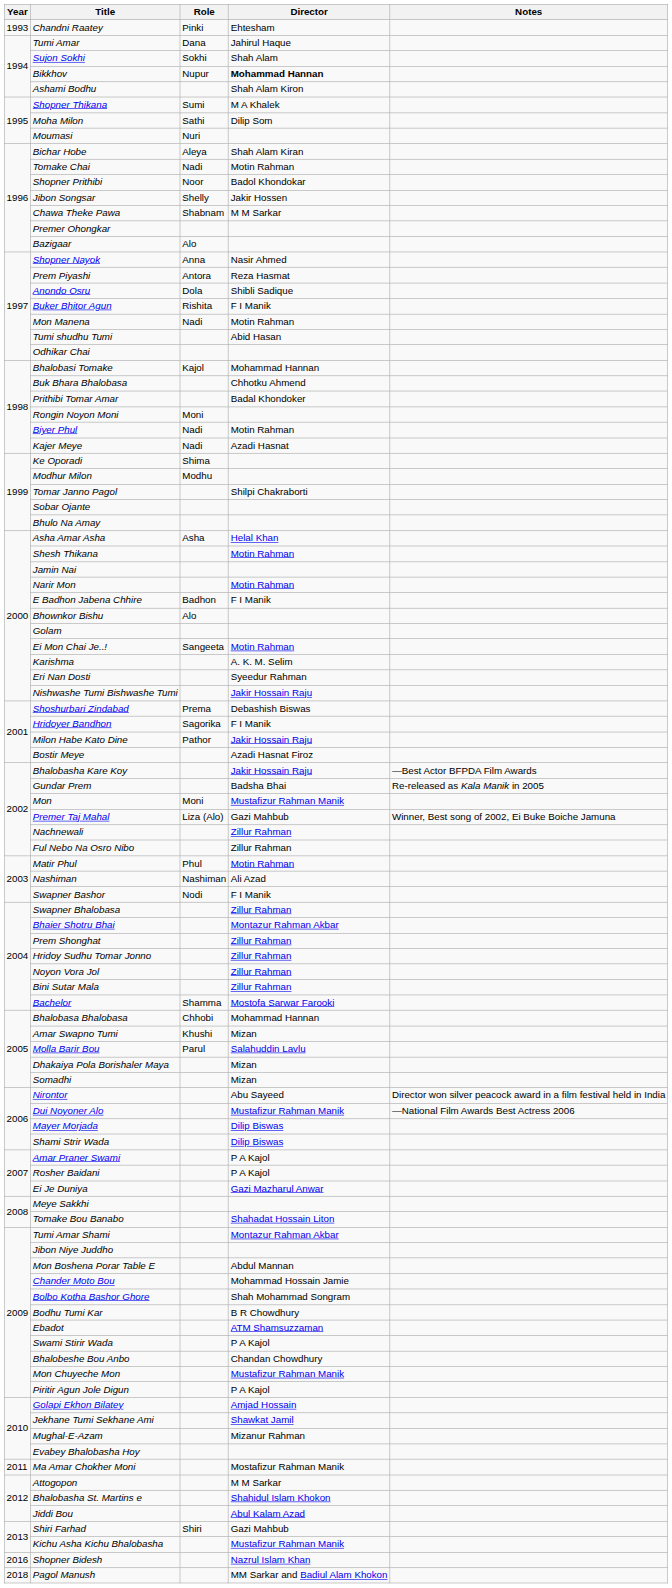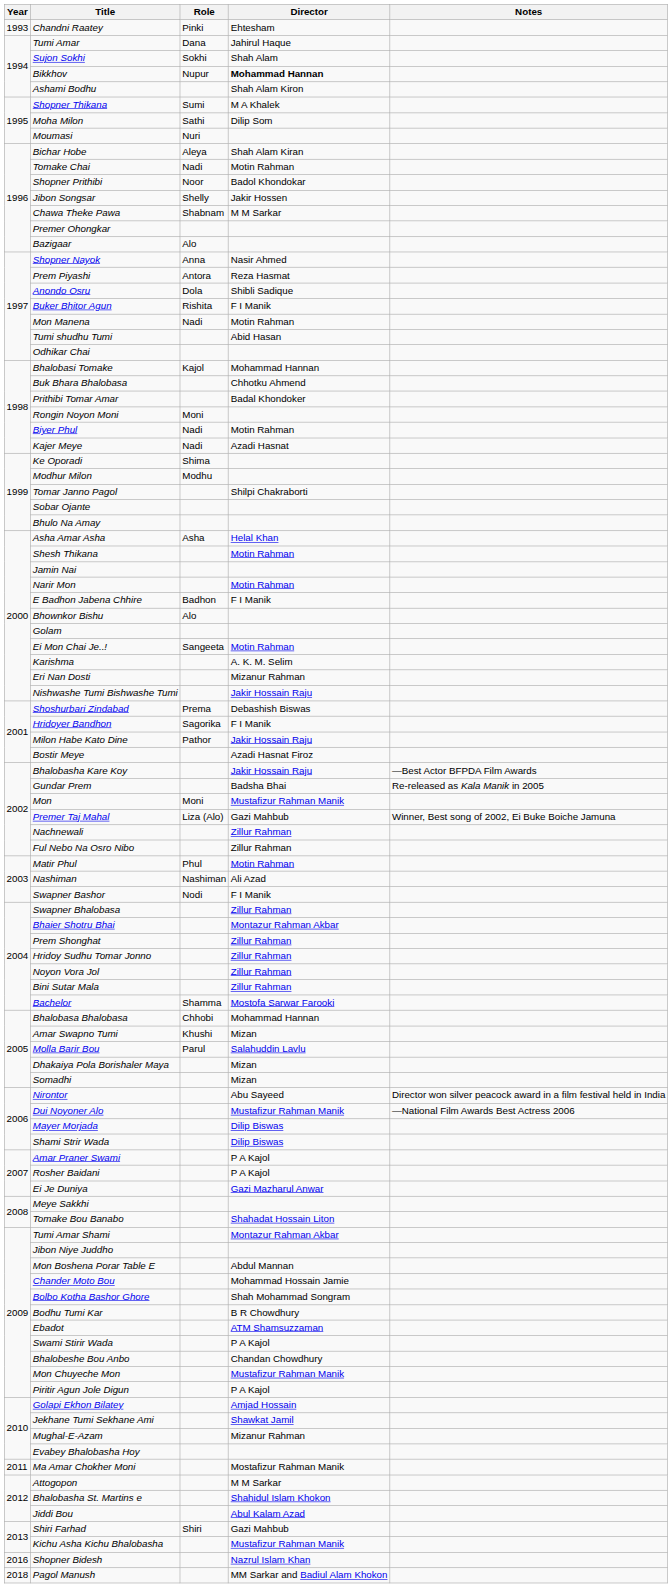(269, 677) Syeedur Rahman -> (268, 677) Mizanur Rahman
